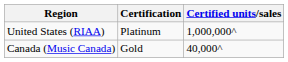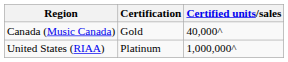rows swapped: (61, 48) <-> (56, 31)
